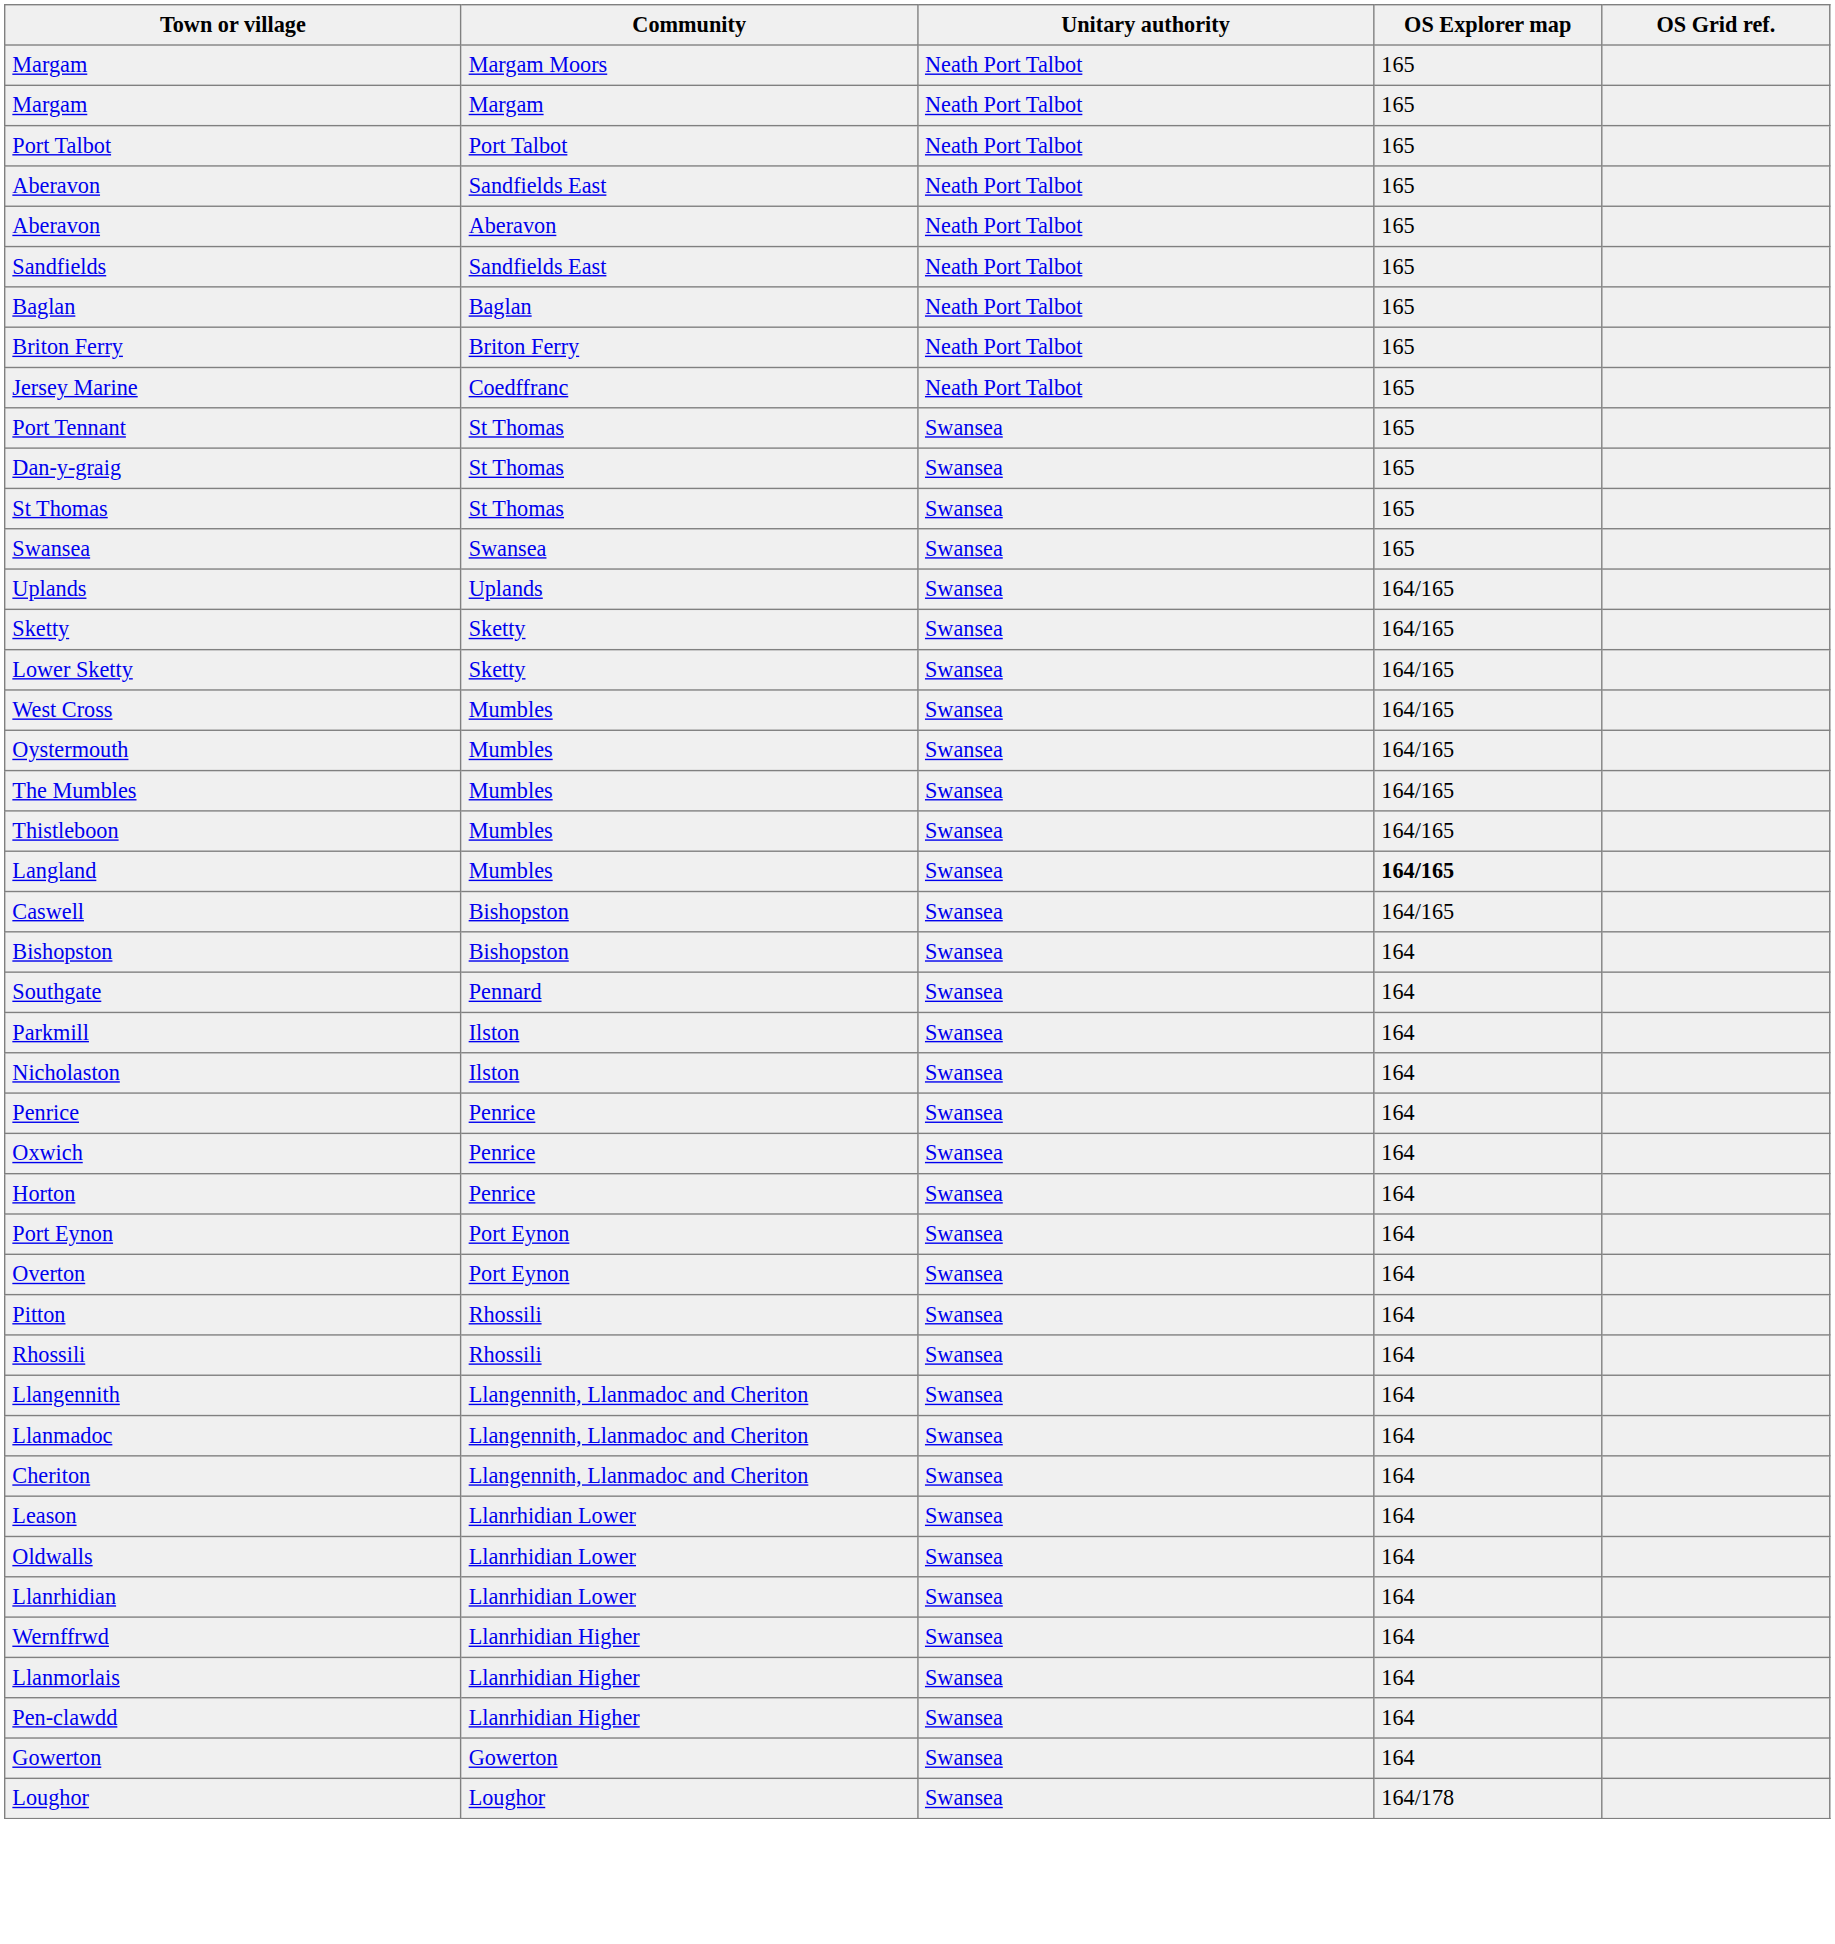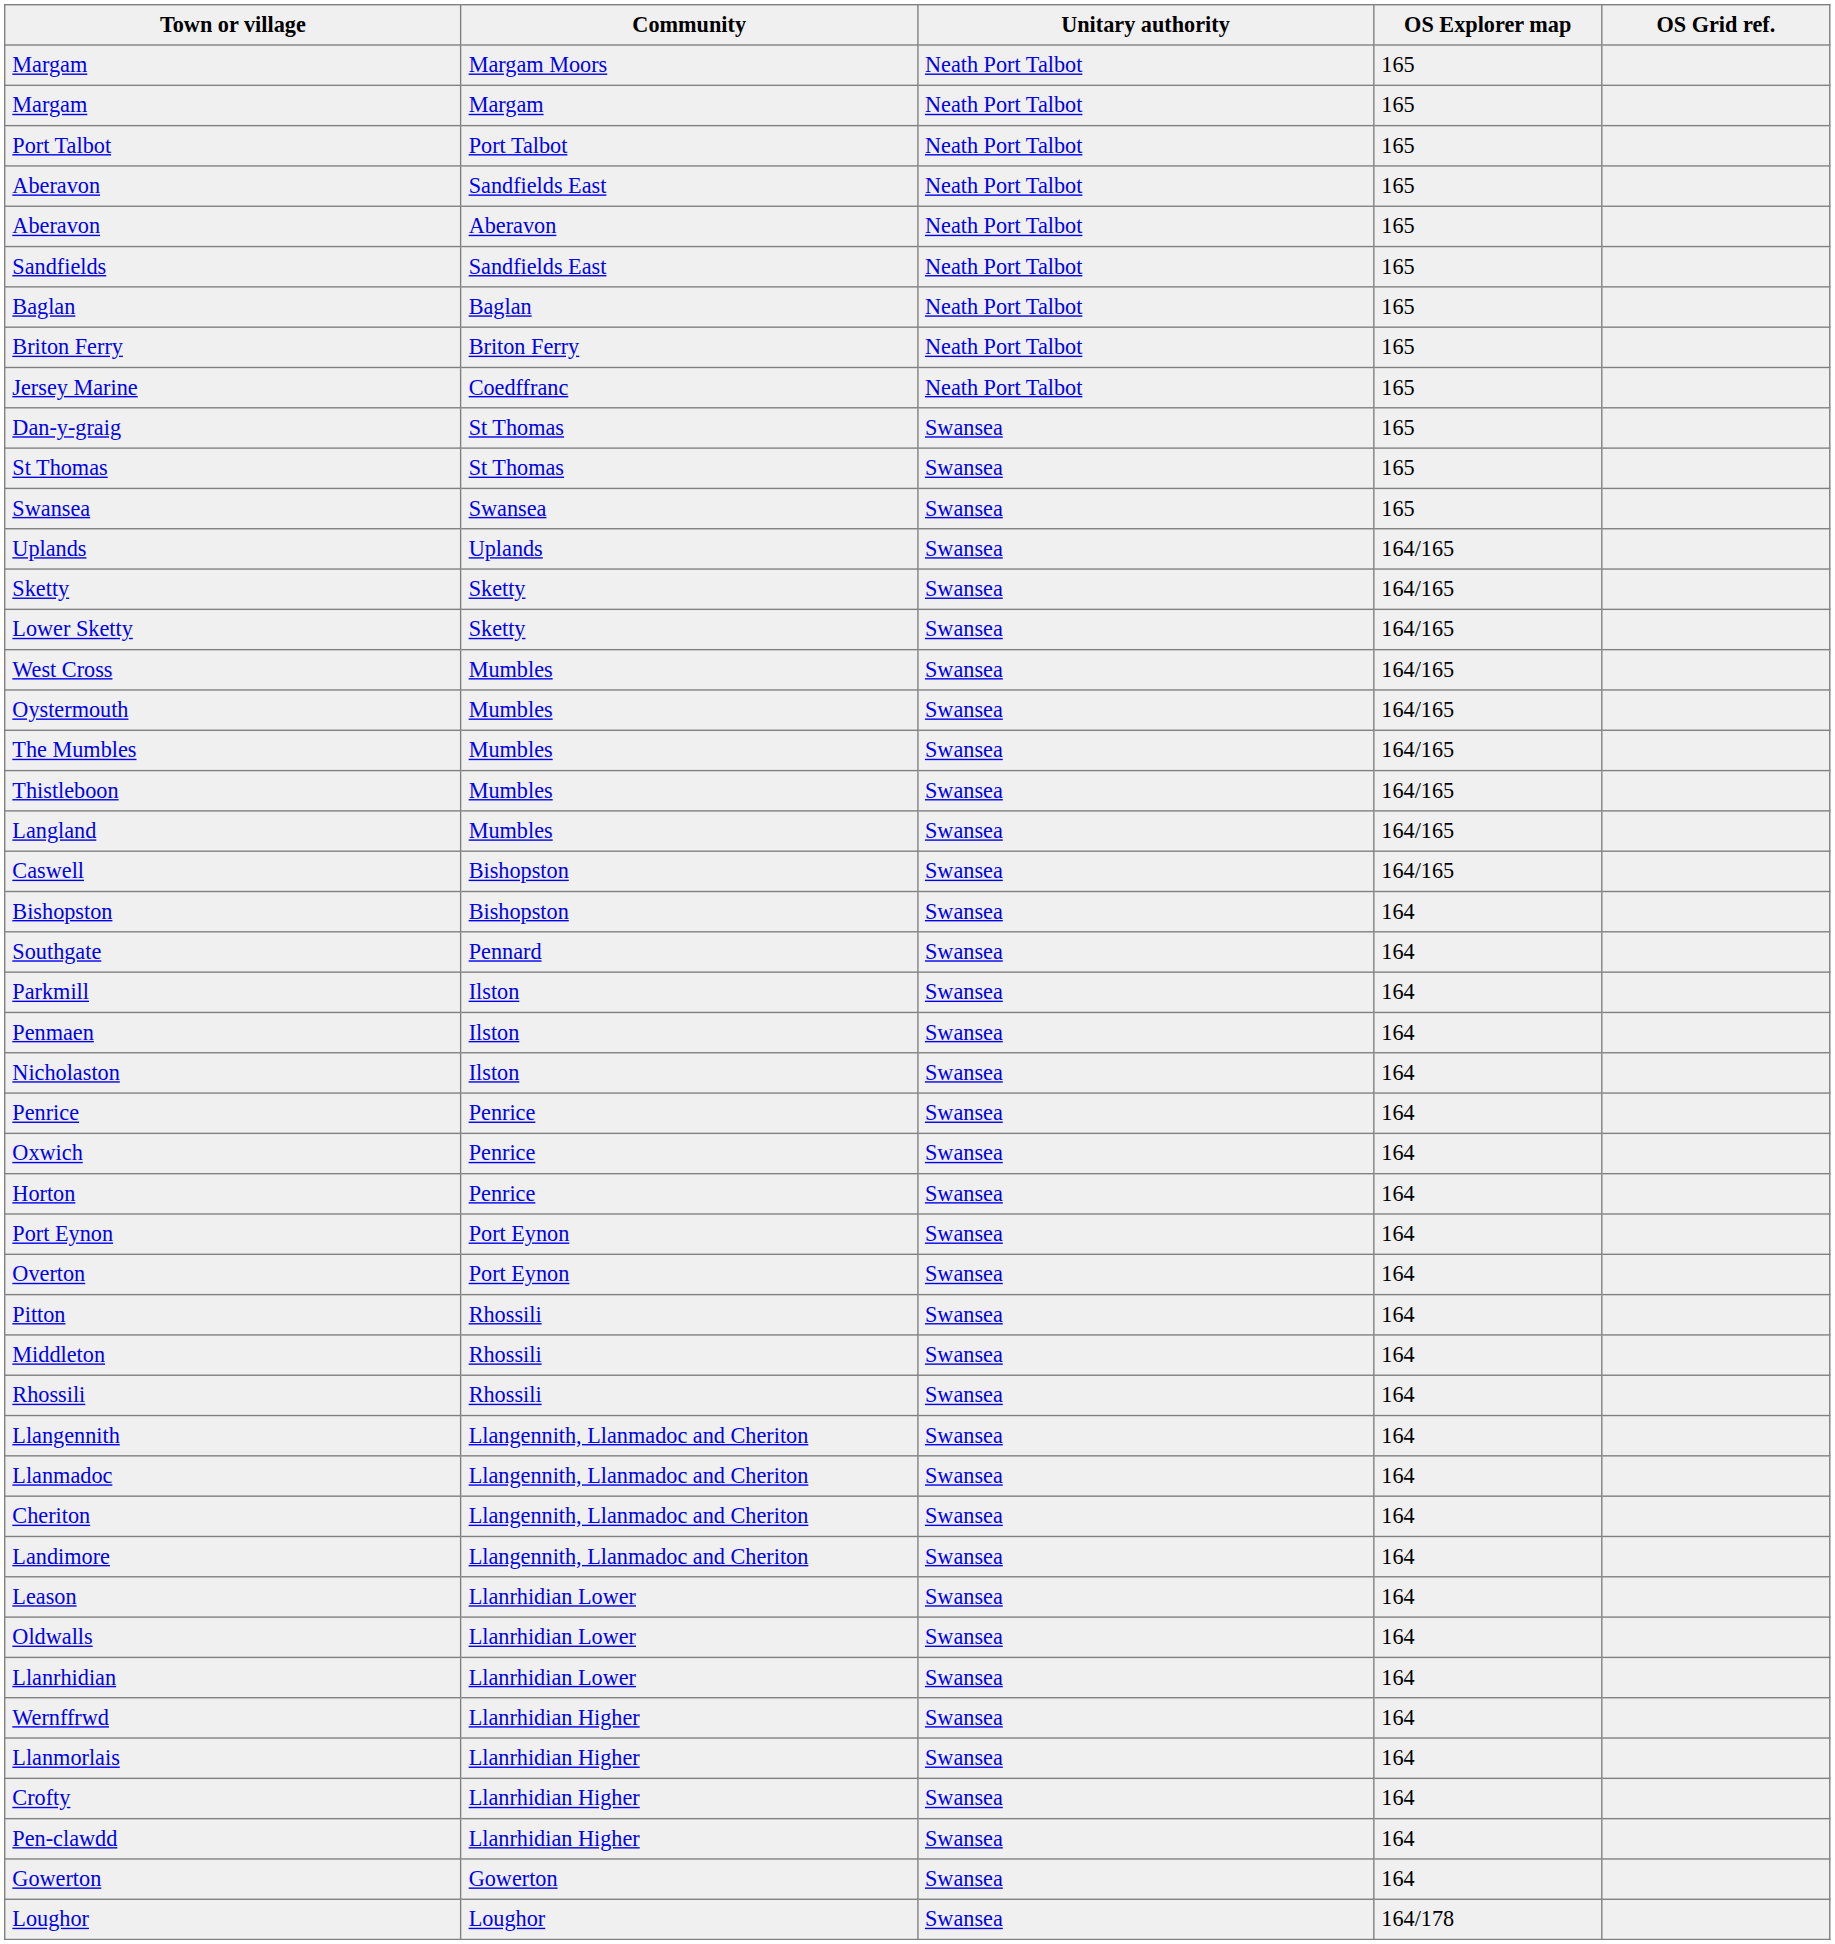- row: (69, 427)
(1418, 871) bold -> (1418, 830) normal
+ row: (53, 1032)
+ row: (59, 1354)
+ row: (61, 1556)
+ row: (41, 1798)
